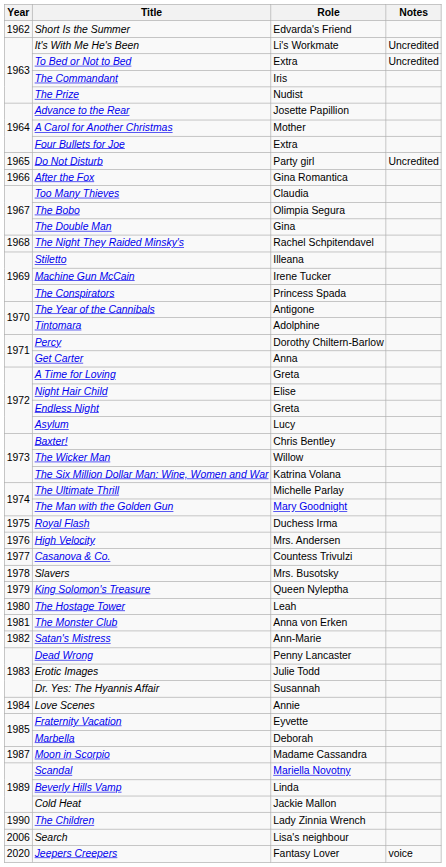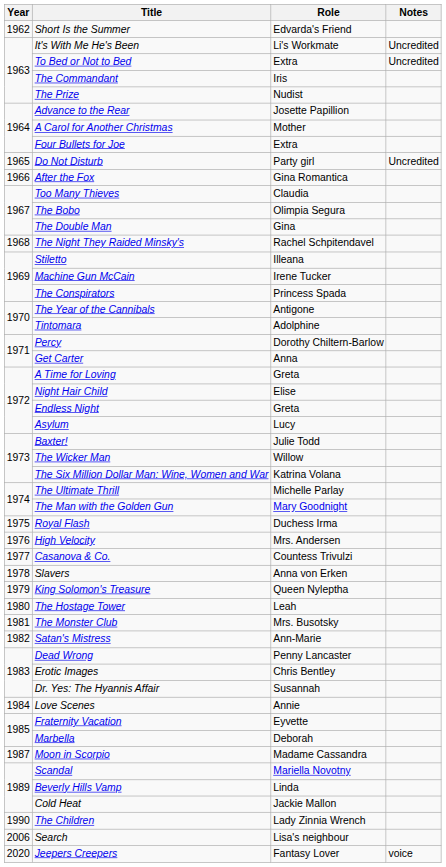(304, 441) Chris Bentley -> (297, 441) Julie Todd
(306, 573) Mrs. Busotsky -> (310, 573) Anna von Erken
(310, 623) Anna von Erken -> (306, 623) Mrs. Busotsky
(297, 672) Julie Todd -> (304, 672) Chris Bentley
